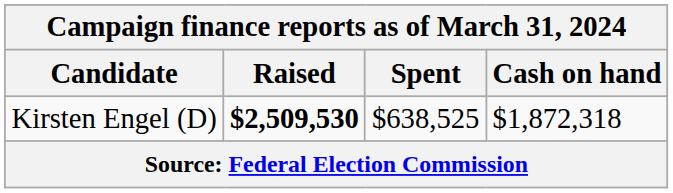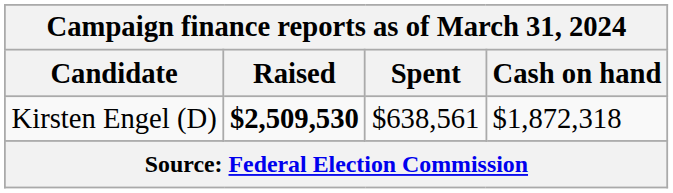(426, 118) $638,525 -> (426, 118) $638,561
